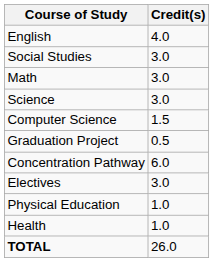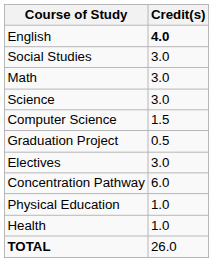(160, 36) normal -> (160, 36) bold
rows swapped: (76, 162) <-> (34, 183)
